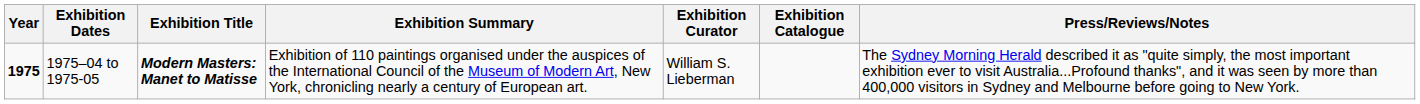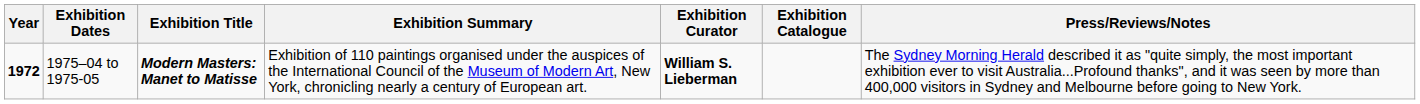(24, 71) 1975 -> (24, 71) 1972
(700, 71) normal -> (701, 71) bold
